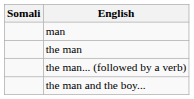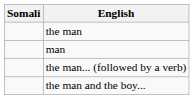rows swapped: (55, 31) <-> (64, 49)
